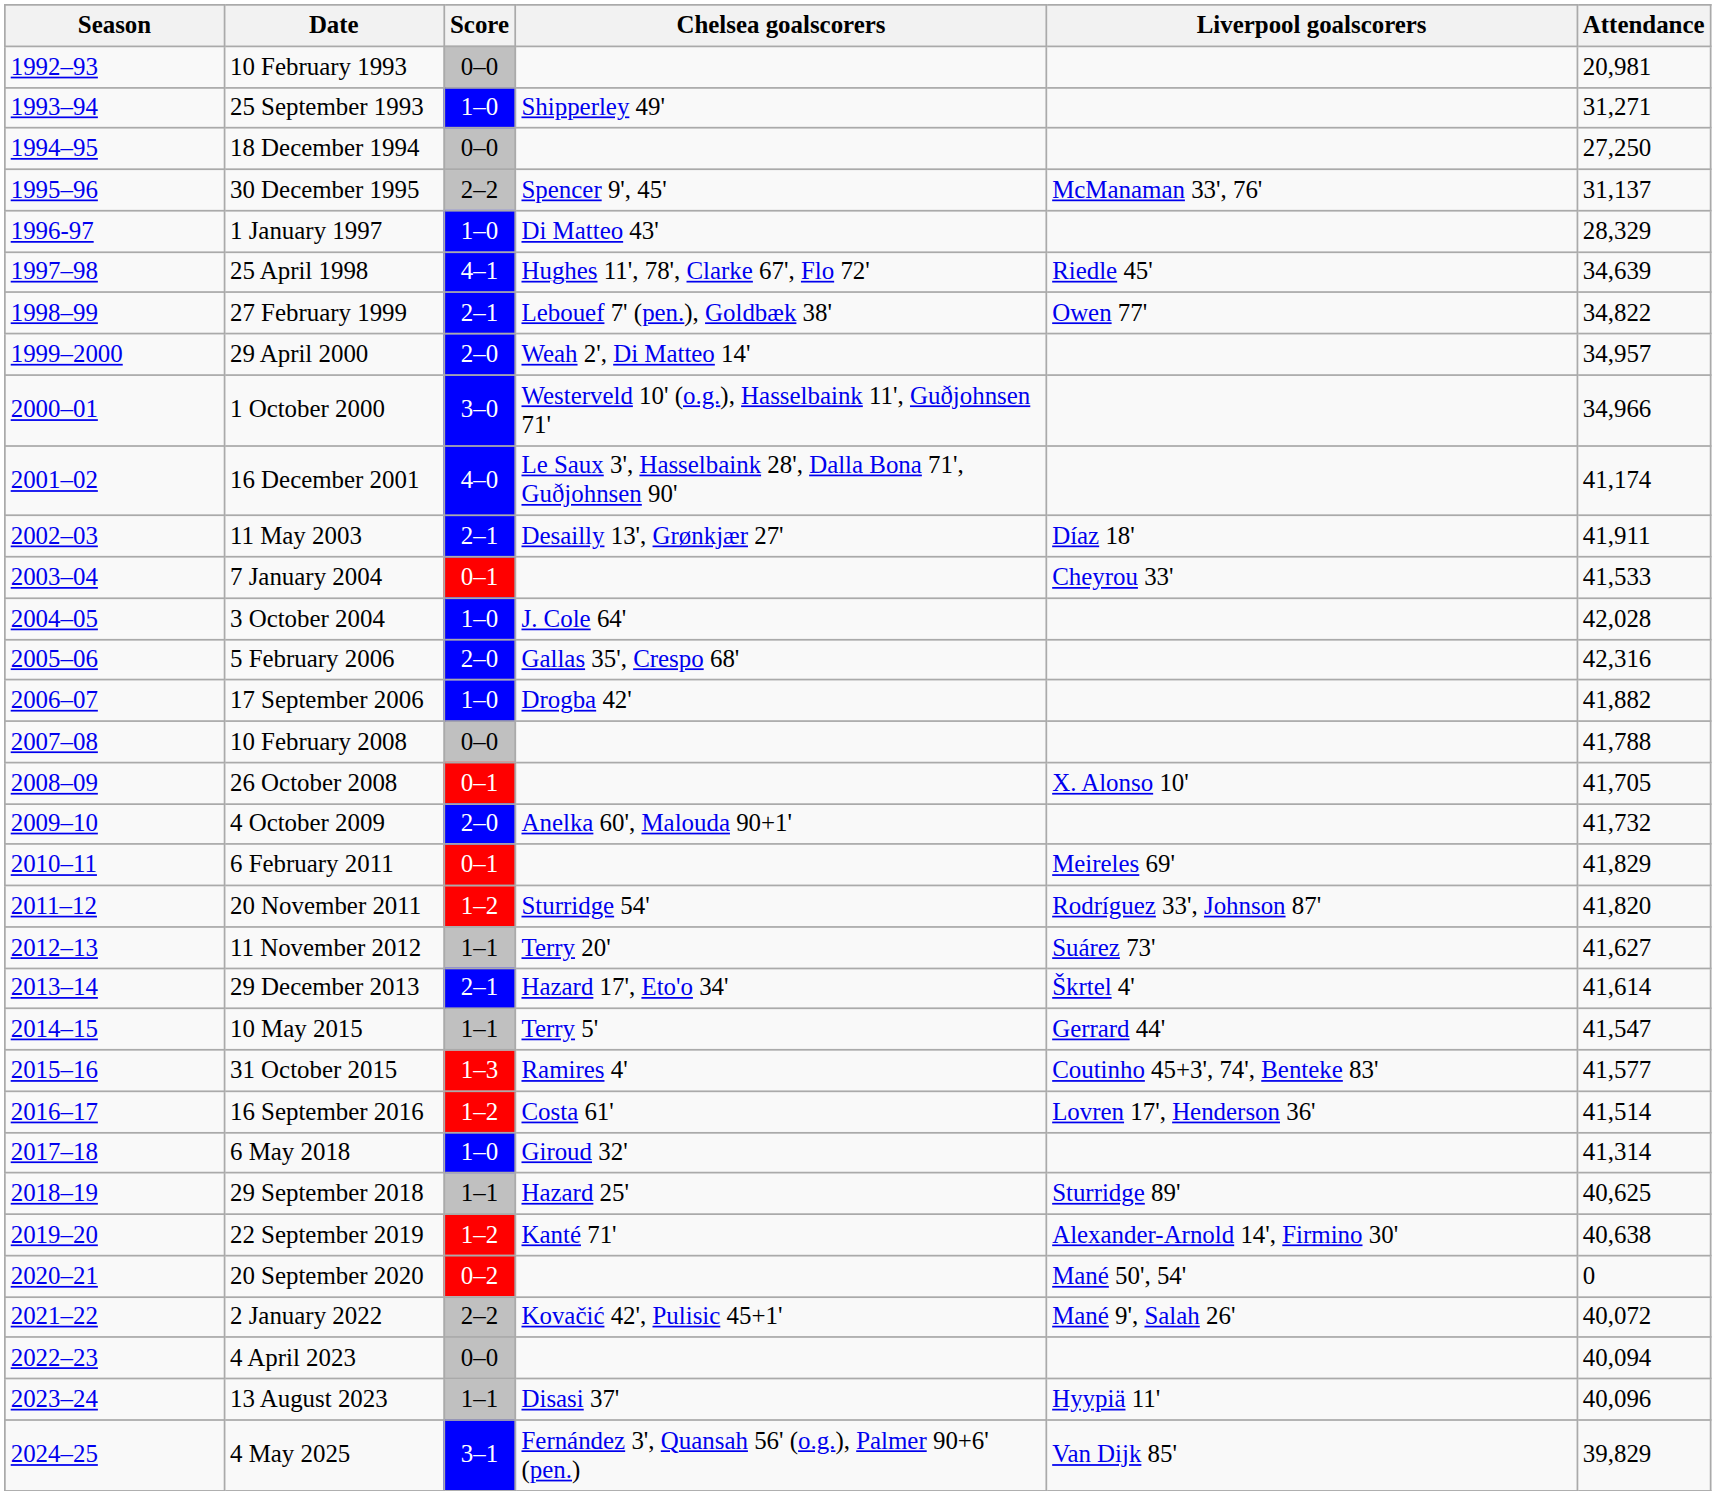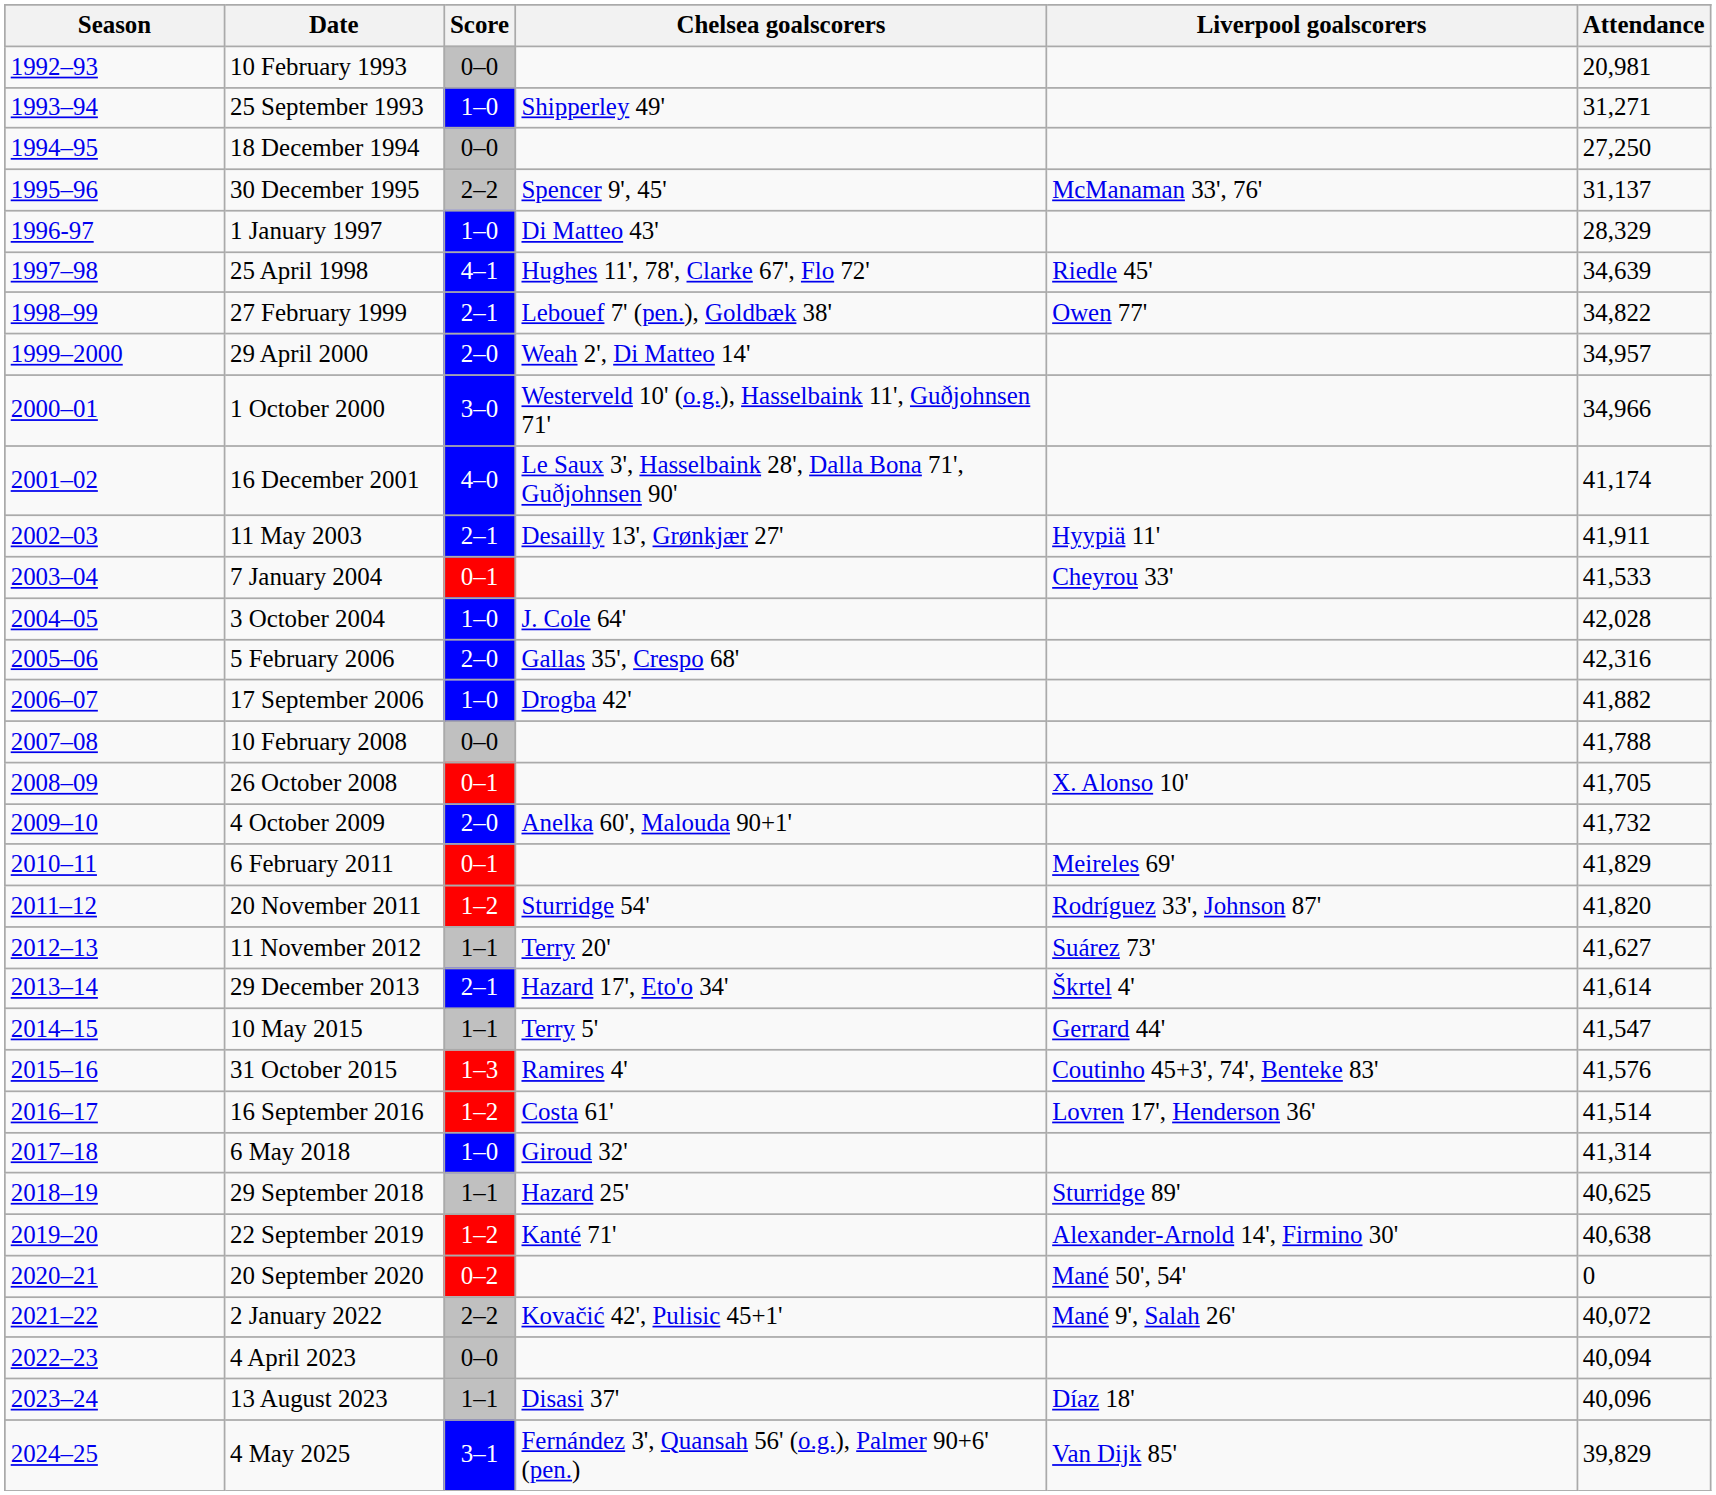(1093, 536) Díaz 18' -> (1106, 536) Hyypiä 11'
(1617, 1070) 41,577 -> (1617, 1070) 41,576
(1106, 1399) Hyypiä 11' -> (1093, 1399) Díaz 18'
